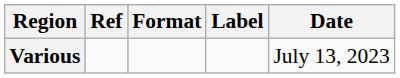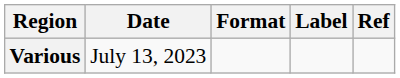columns swapped: (332, 21) <-> (106, 21)
